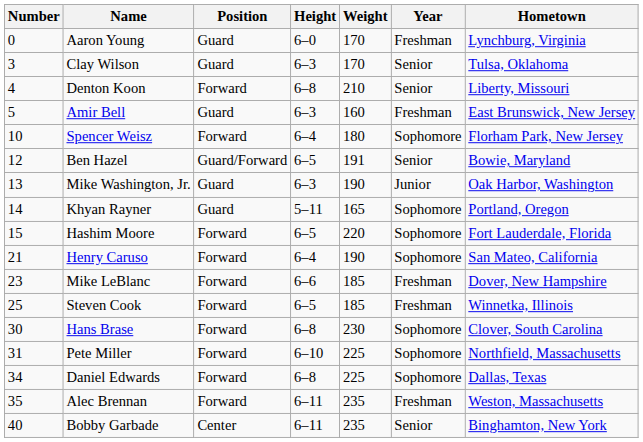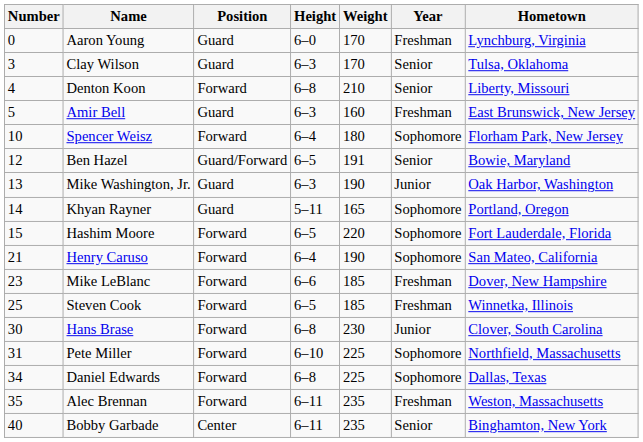(428, 329) Sophomore -> (413, 329) Junior
